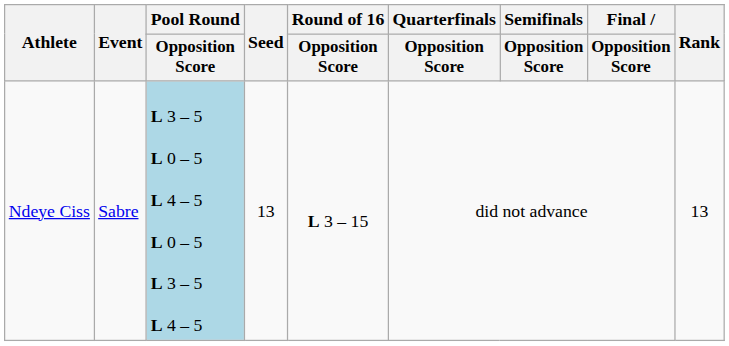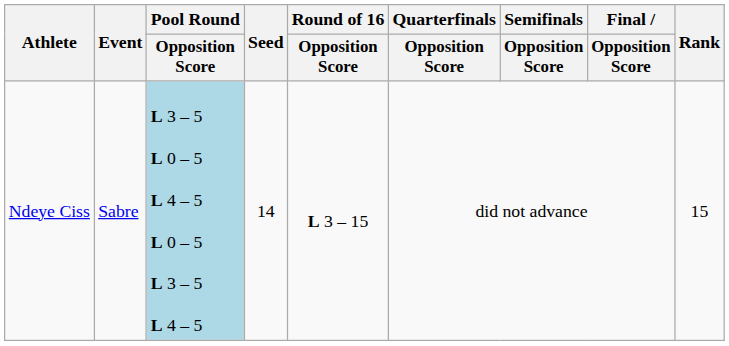(266, 211) 13 -> (266, 211) 14
(699, 211) 13 -> (699, 211) 15
